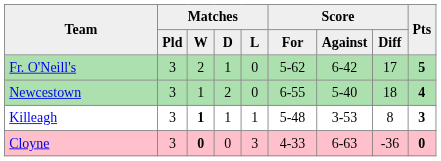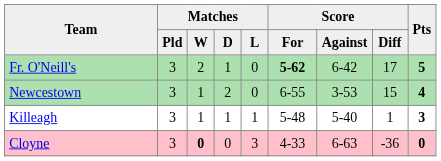(293, 67) normal -> (293, 67) bold
(344, 92) 5-40 -> (344, 92) 3-53
(390, 92) 18 -> (390, 92) 15
(201, 118) bold -> (201, 118) normal
(344, 118) 3-53 -> (344, 118) 5-40
(390, 118) 8 -> (390, 118) 1
